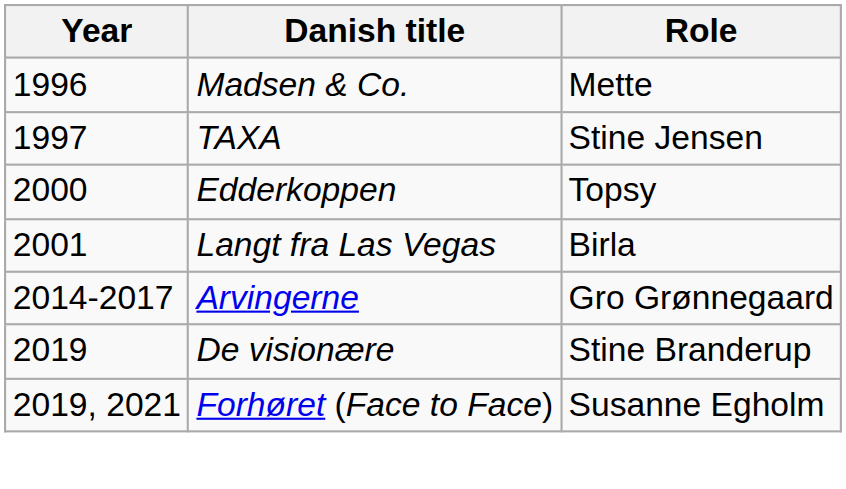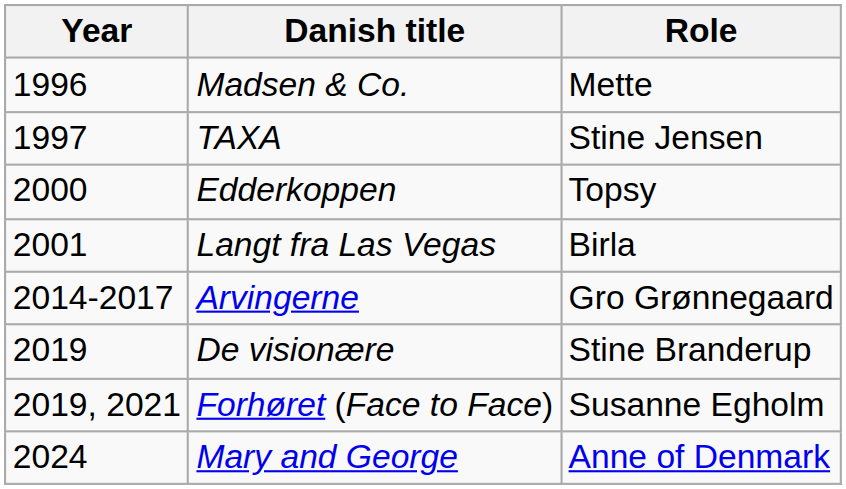+ row: (327, 457)
